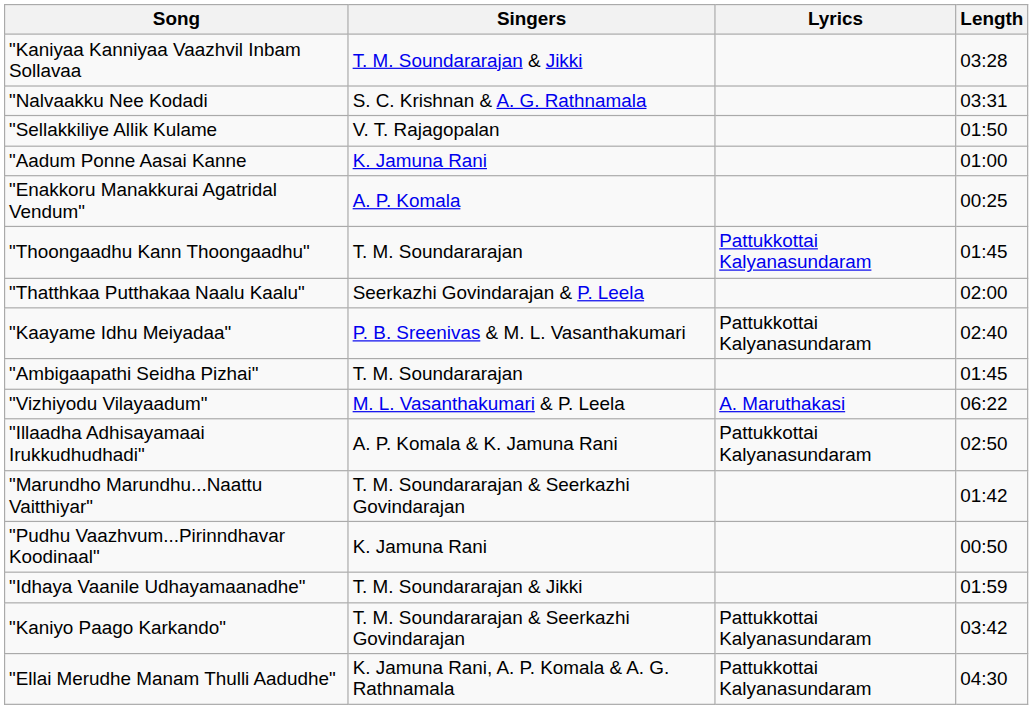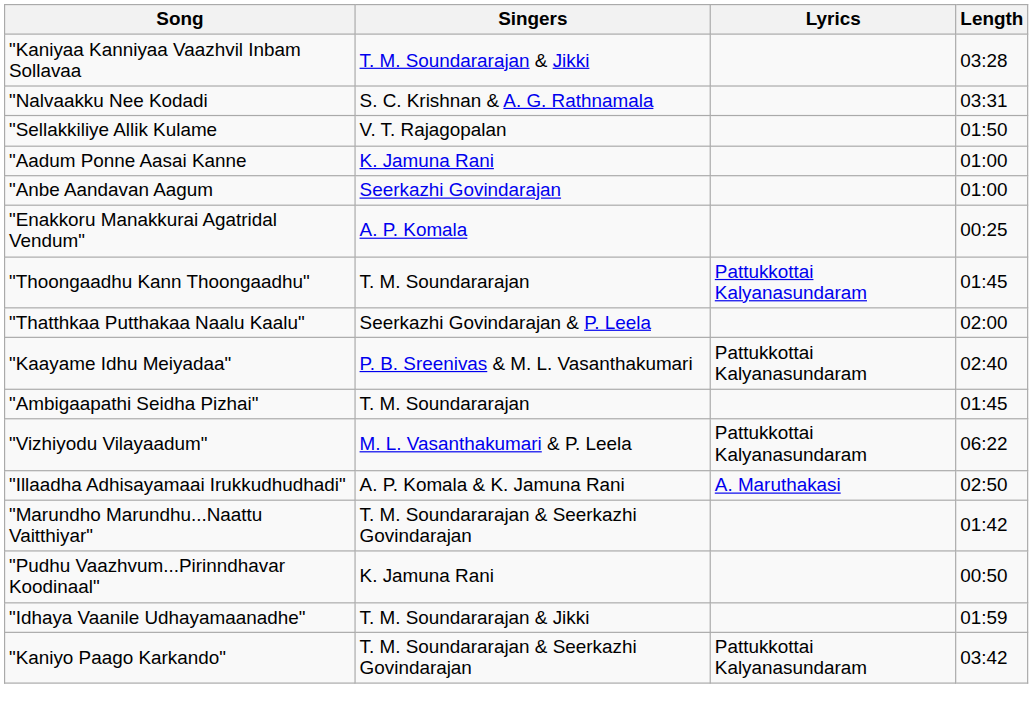+ row: (111, 190)
(782, 403) A. Maruthakasi -> (791, 444) Pattukkottai Kalyanasundaram
(795, 444) Pattukkottai Kalyanasundaram -> (778, 484) A. Maruthakasi
- row: (172, 679)
